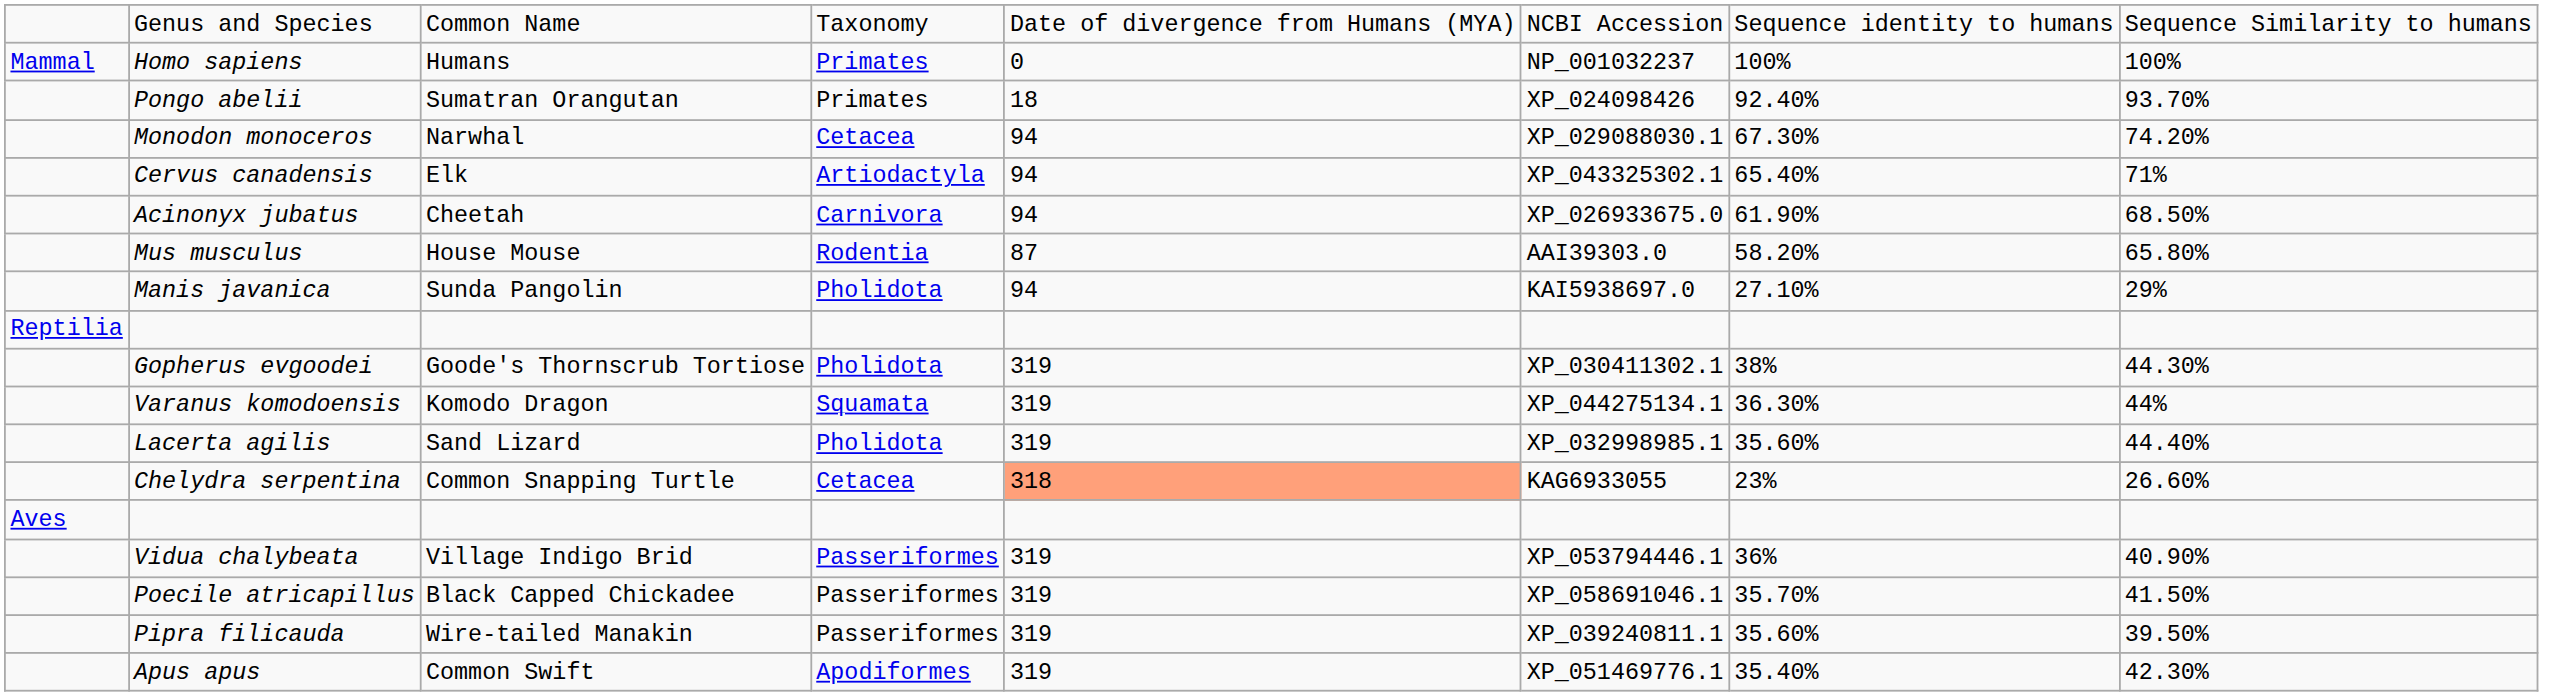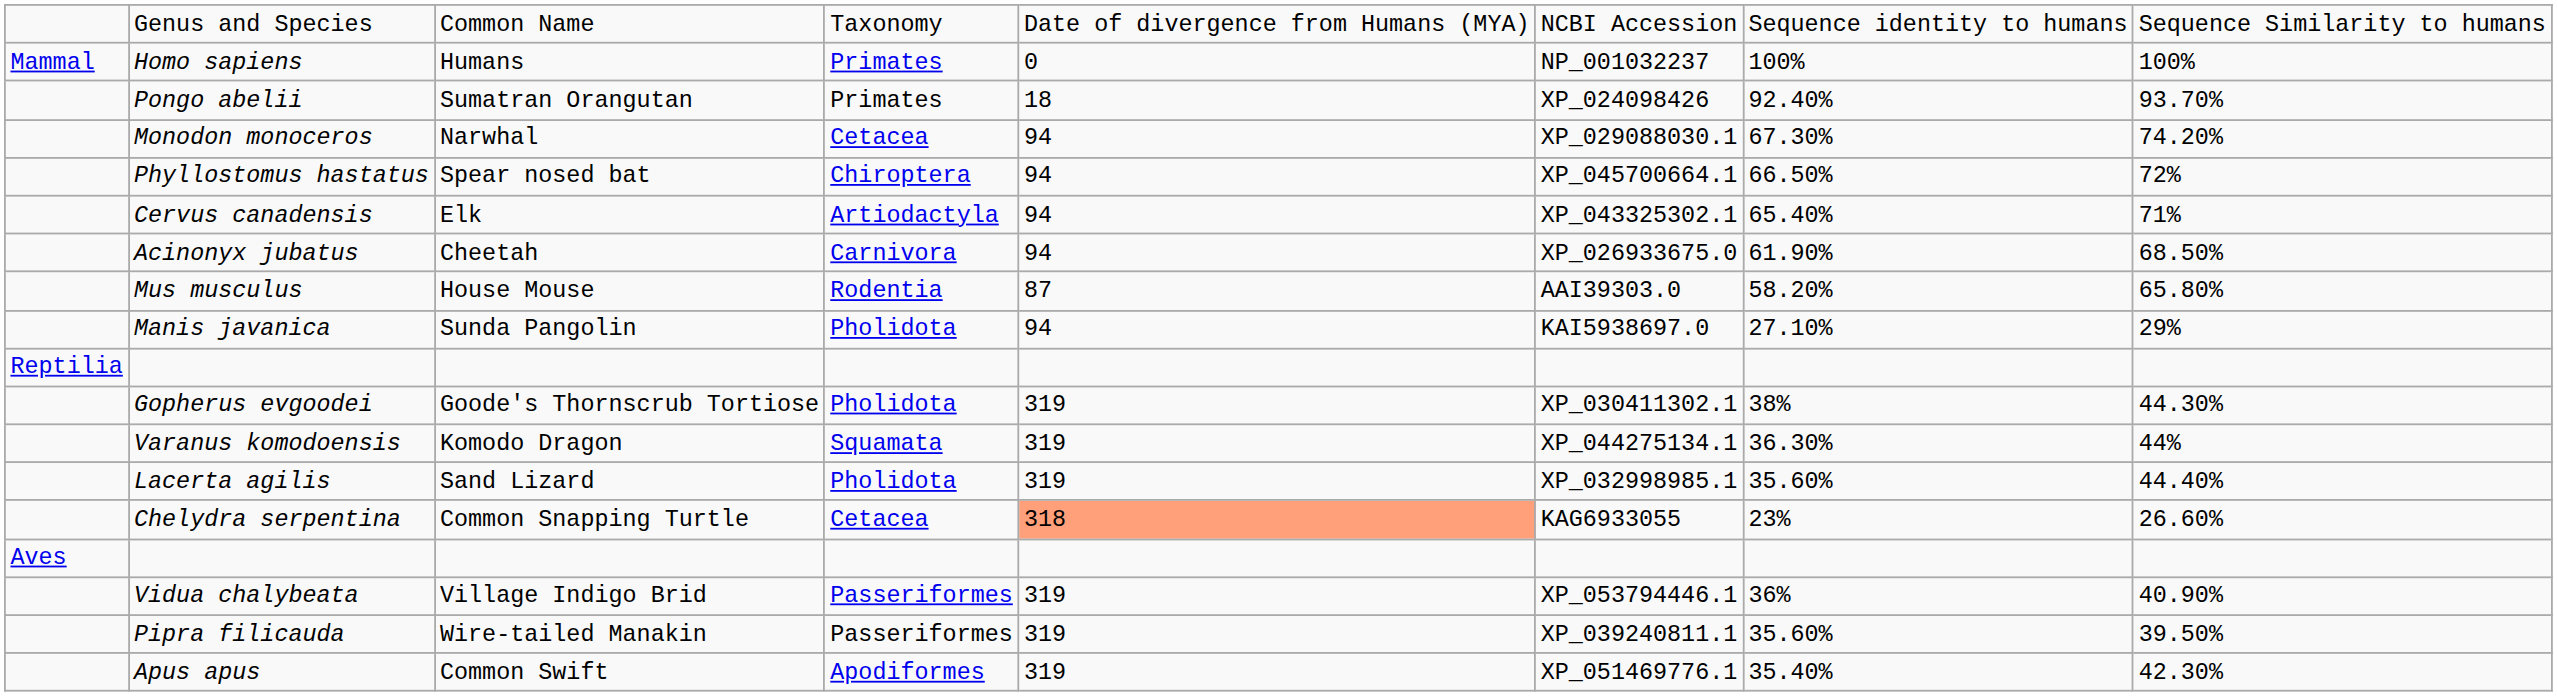+ row: (67, 177)
- row: (67, 596)
